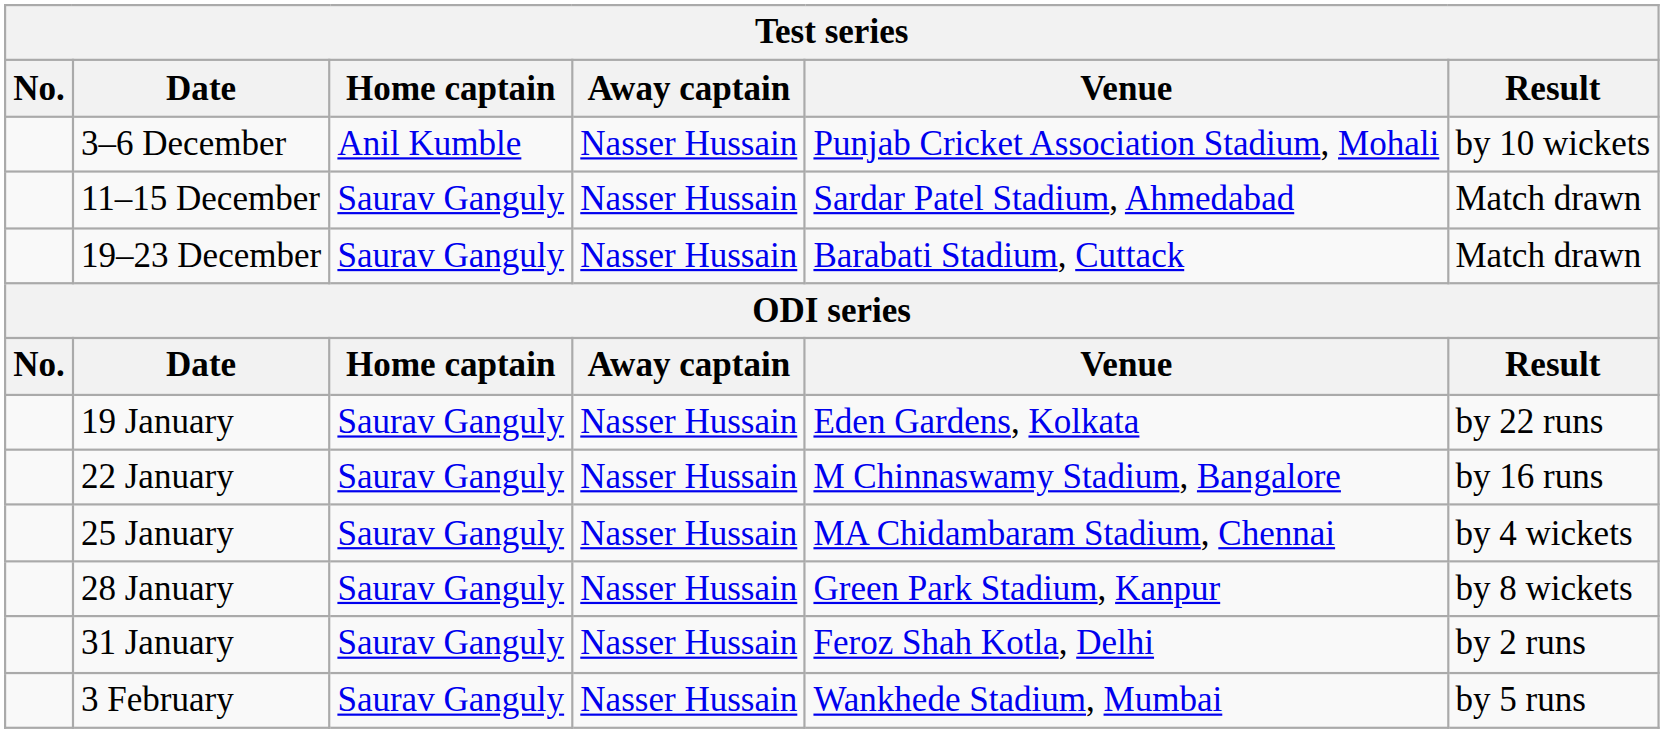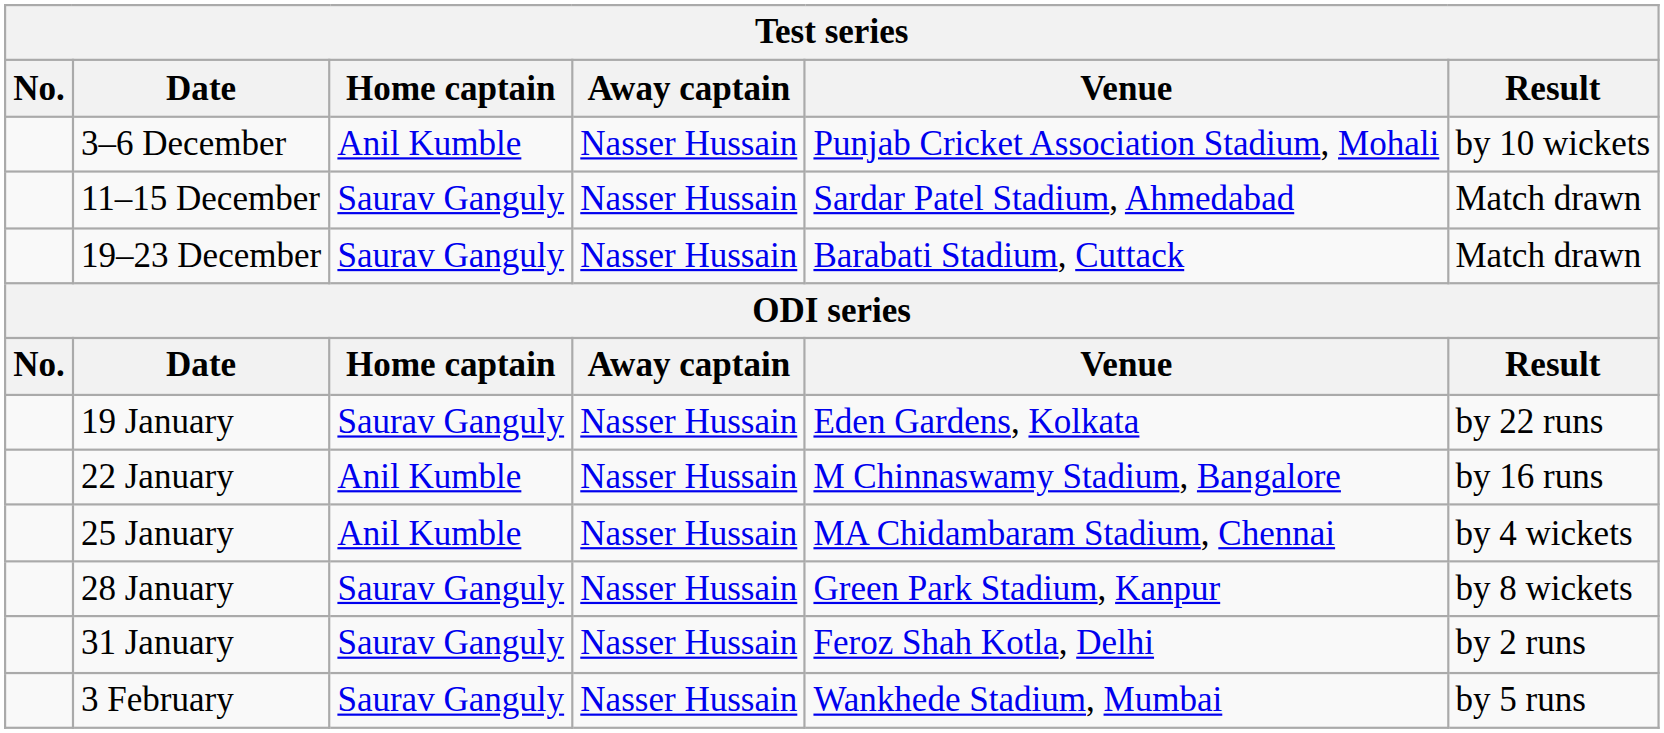(451, 476) Saurav Ganguly -> (429, 476) Anil Kumble
(451, 532) Saurav Ganguly -> (429, 532) Anil Kumble
